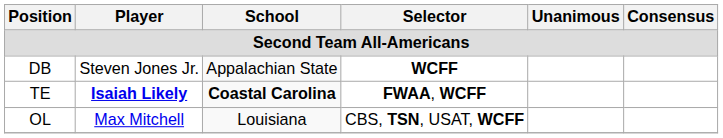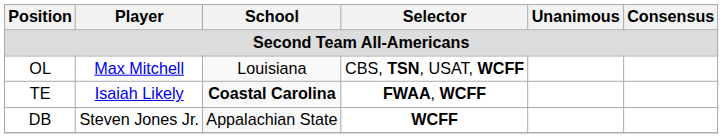rows swapped: (40, 119) <-> (40, 68)
(139, 94) bold -> (139, 94) normal
